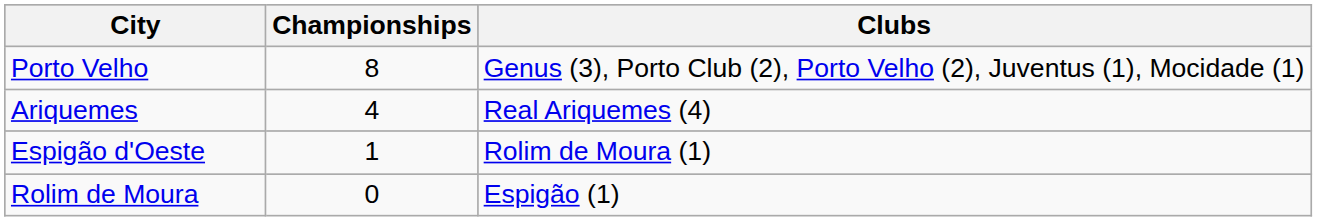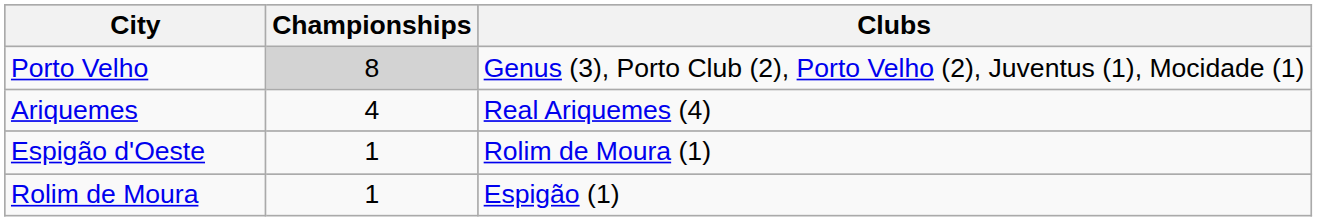(372, 67) no background -> (372, 67) lightgrey background
(372, 194) 0 -> (372, 194) 1
